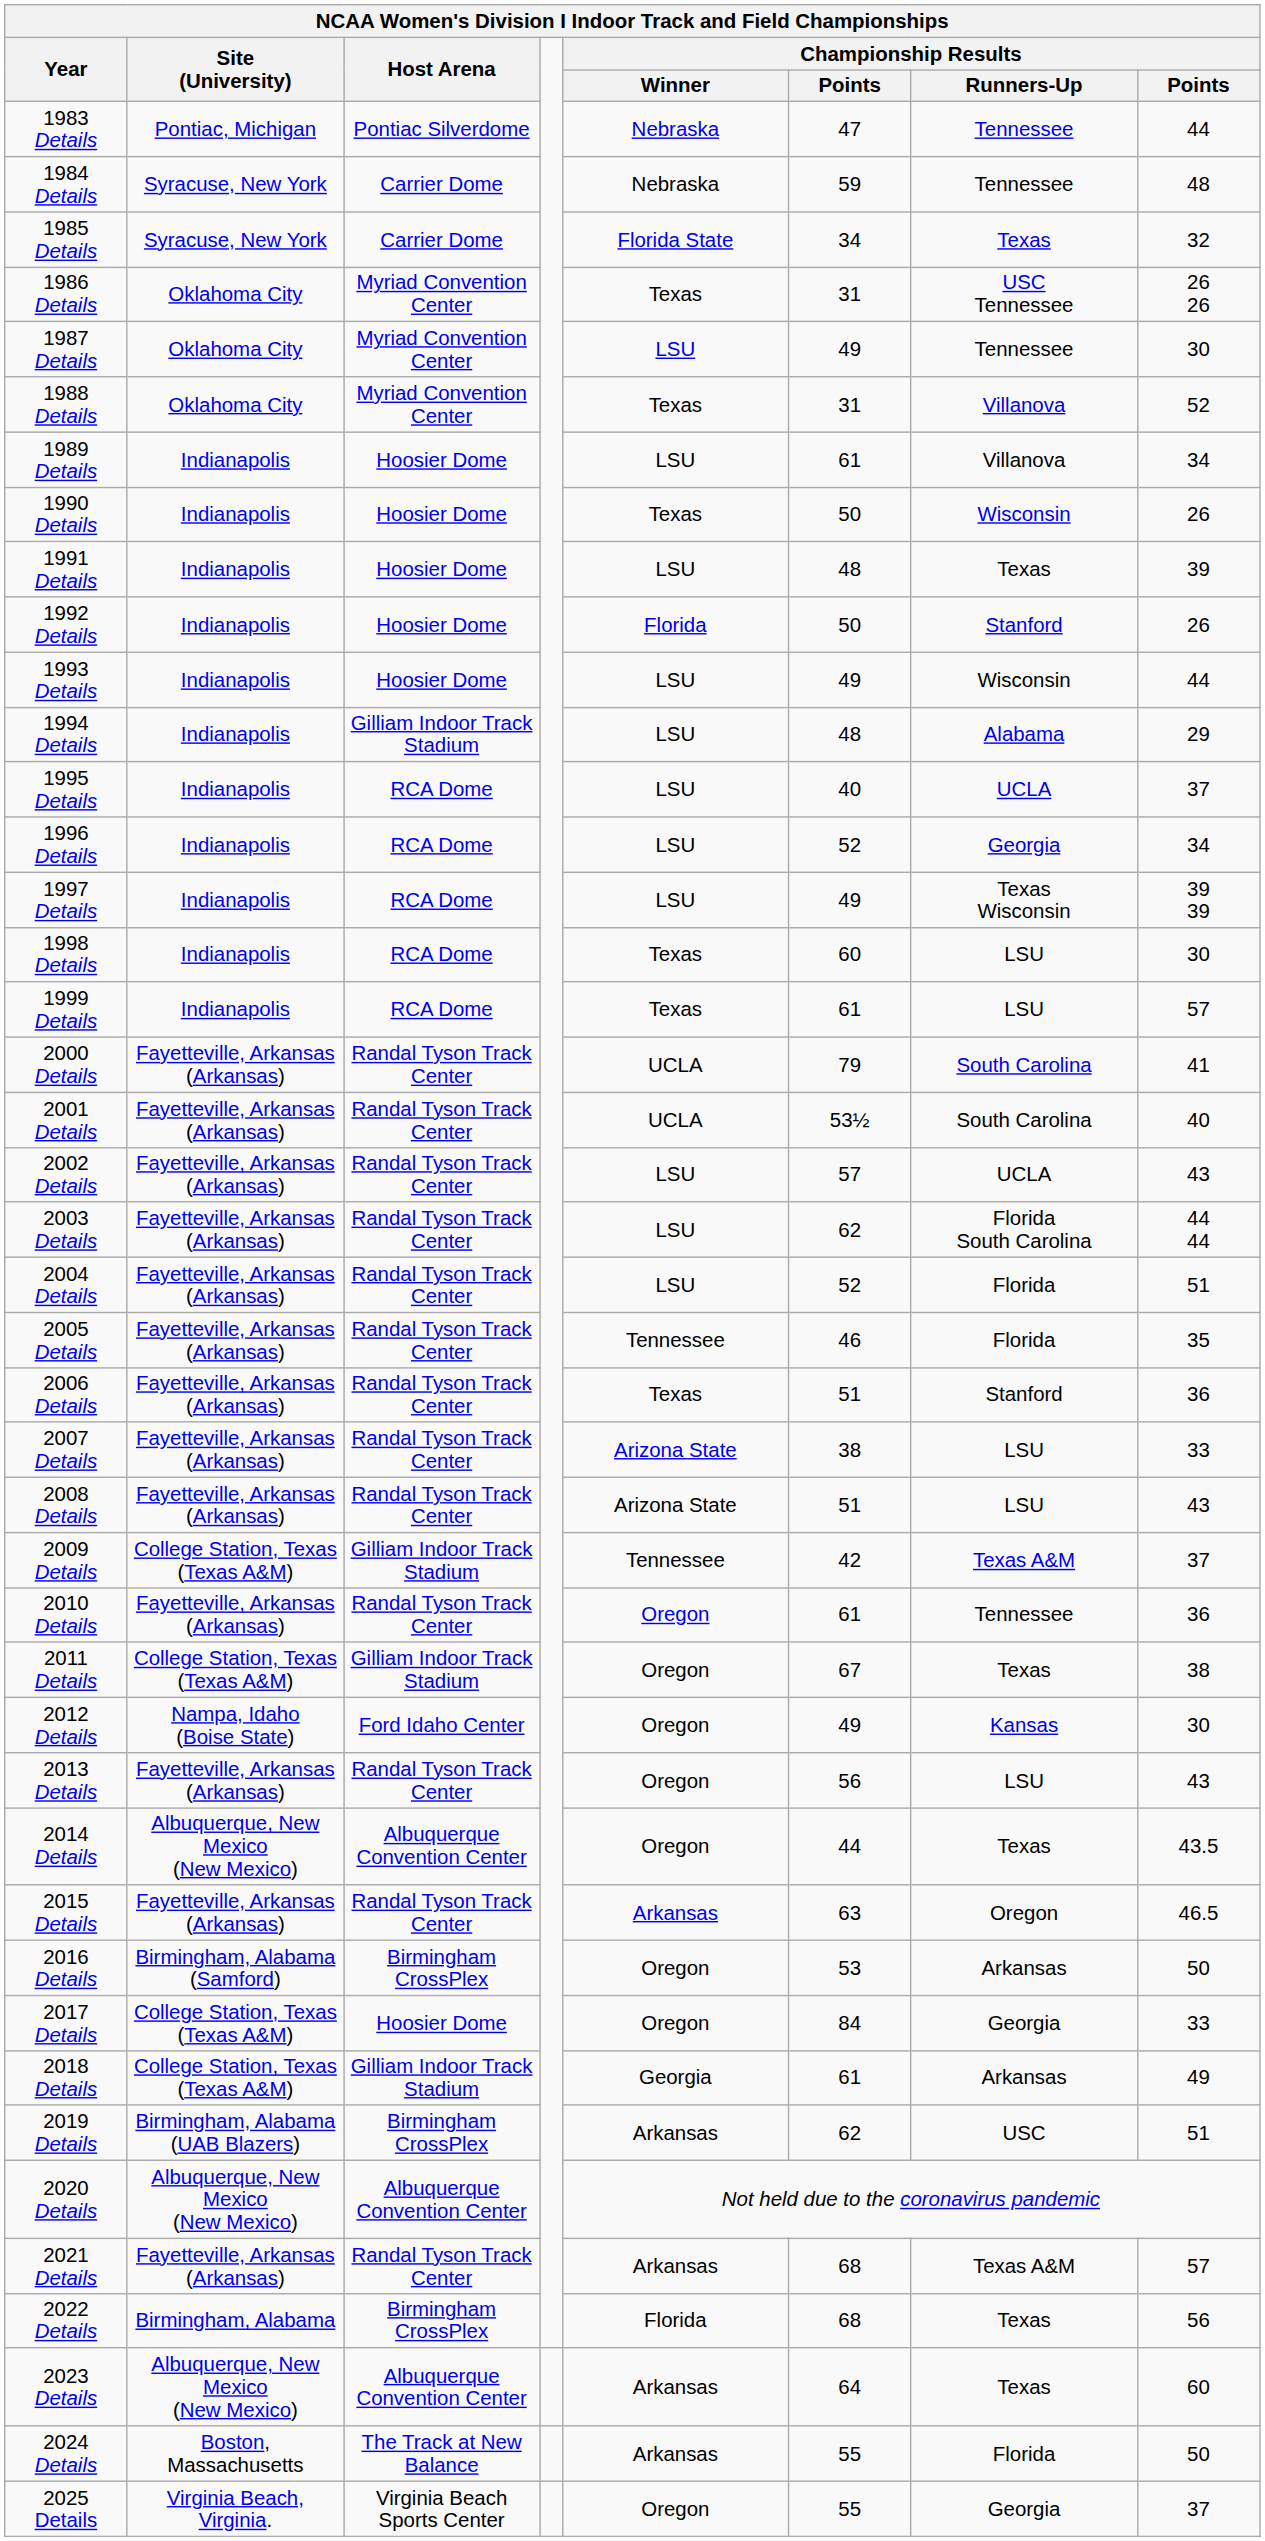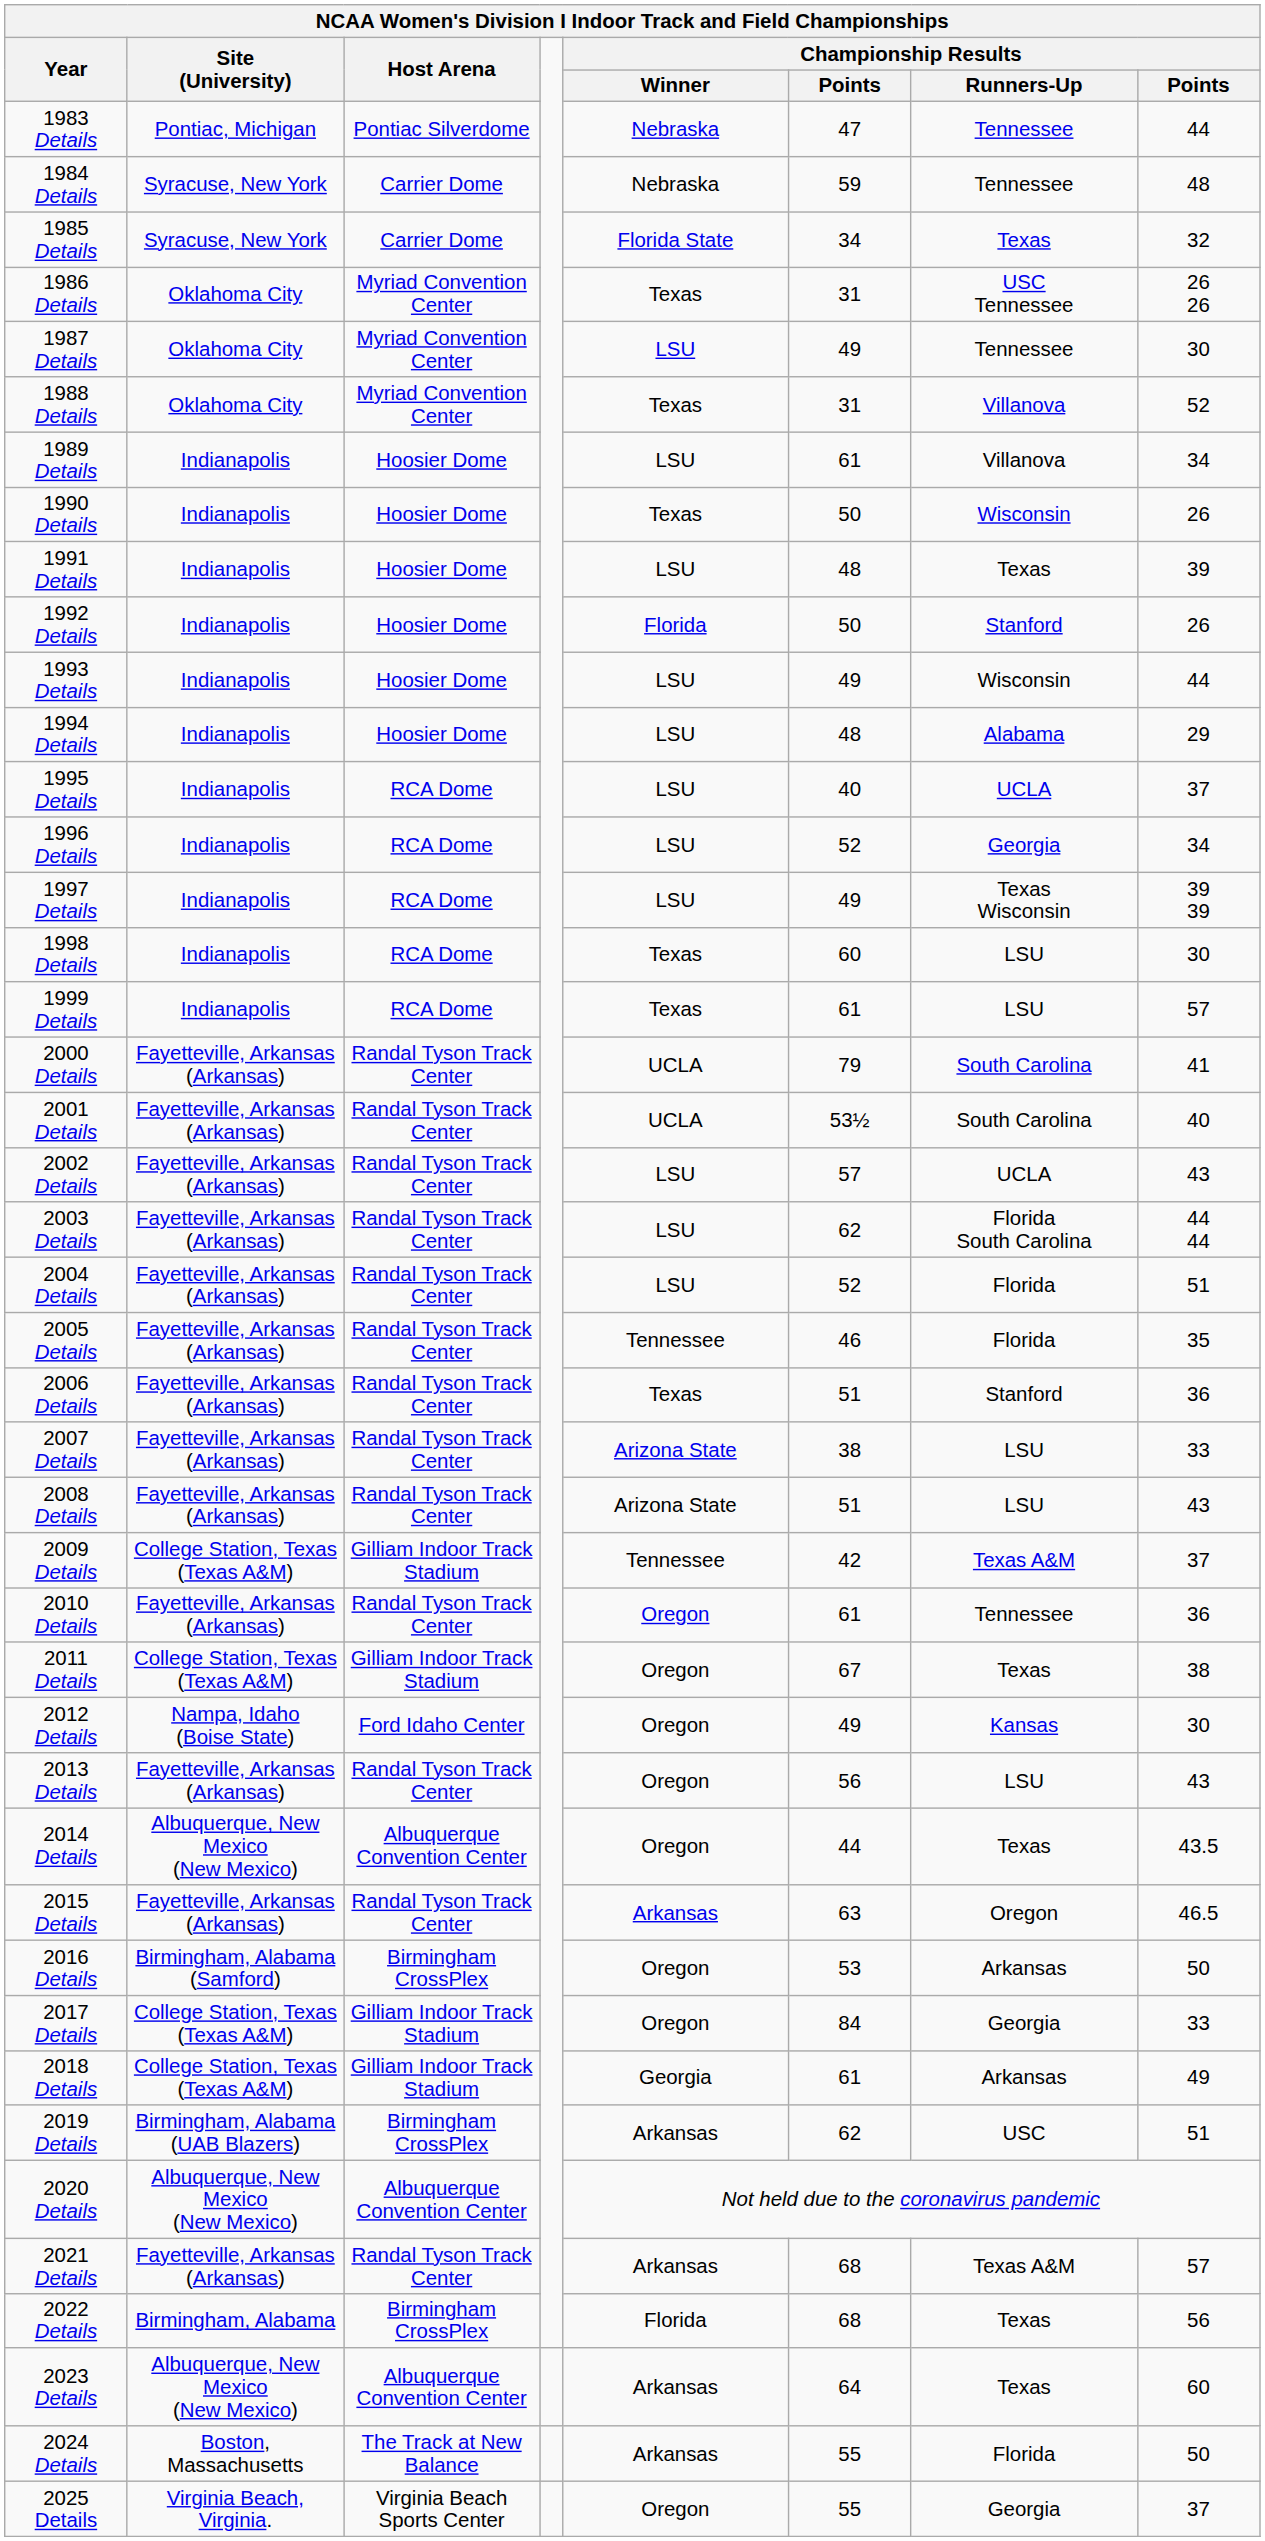(442, 735) Gilliam Indoor Track Stadium -> (442, 735) Hoosier Dome
(442, 2023) Hoosier Dome -> (442, 2023) Gilliam Indoor Track Stadium
